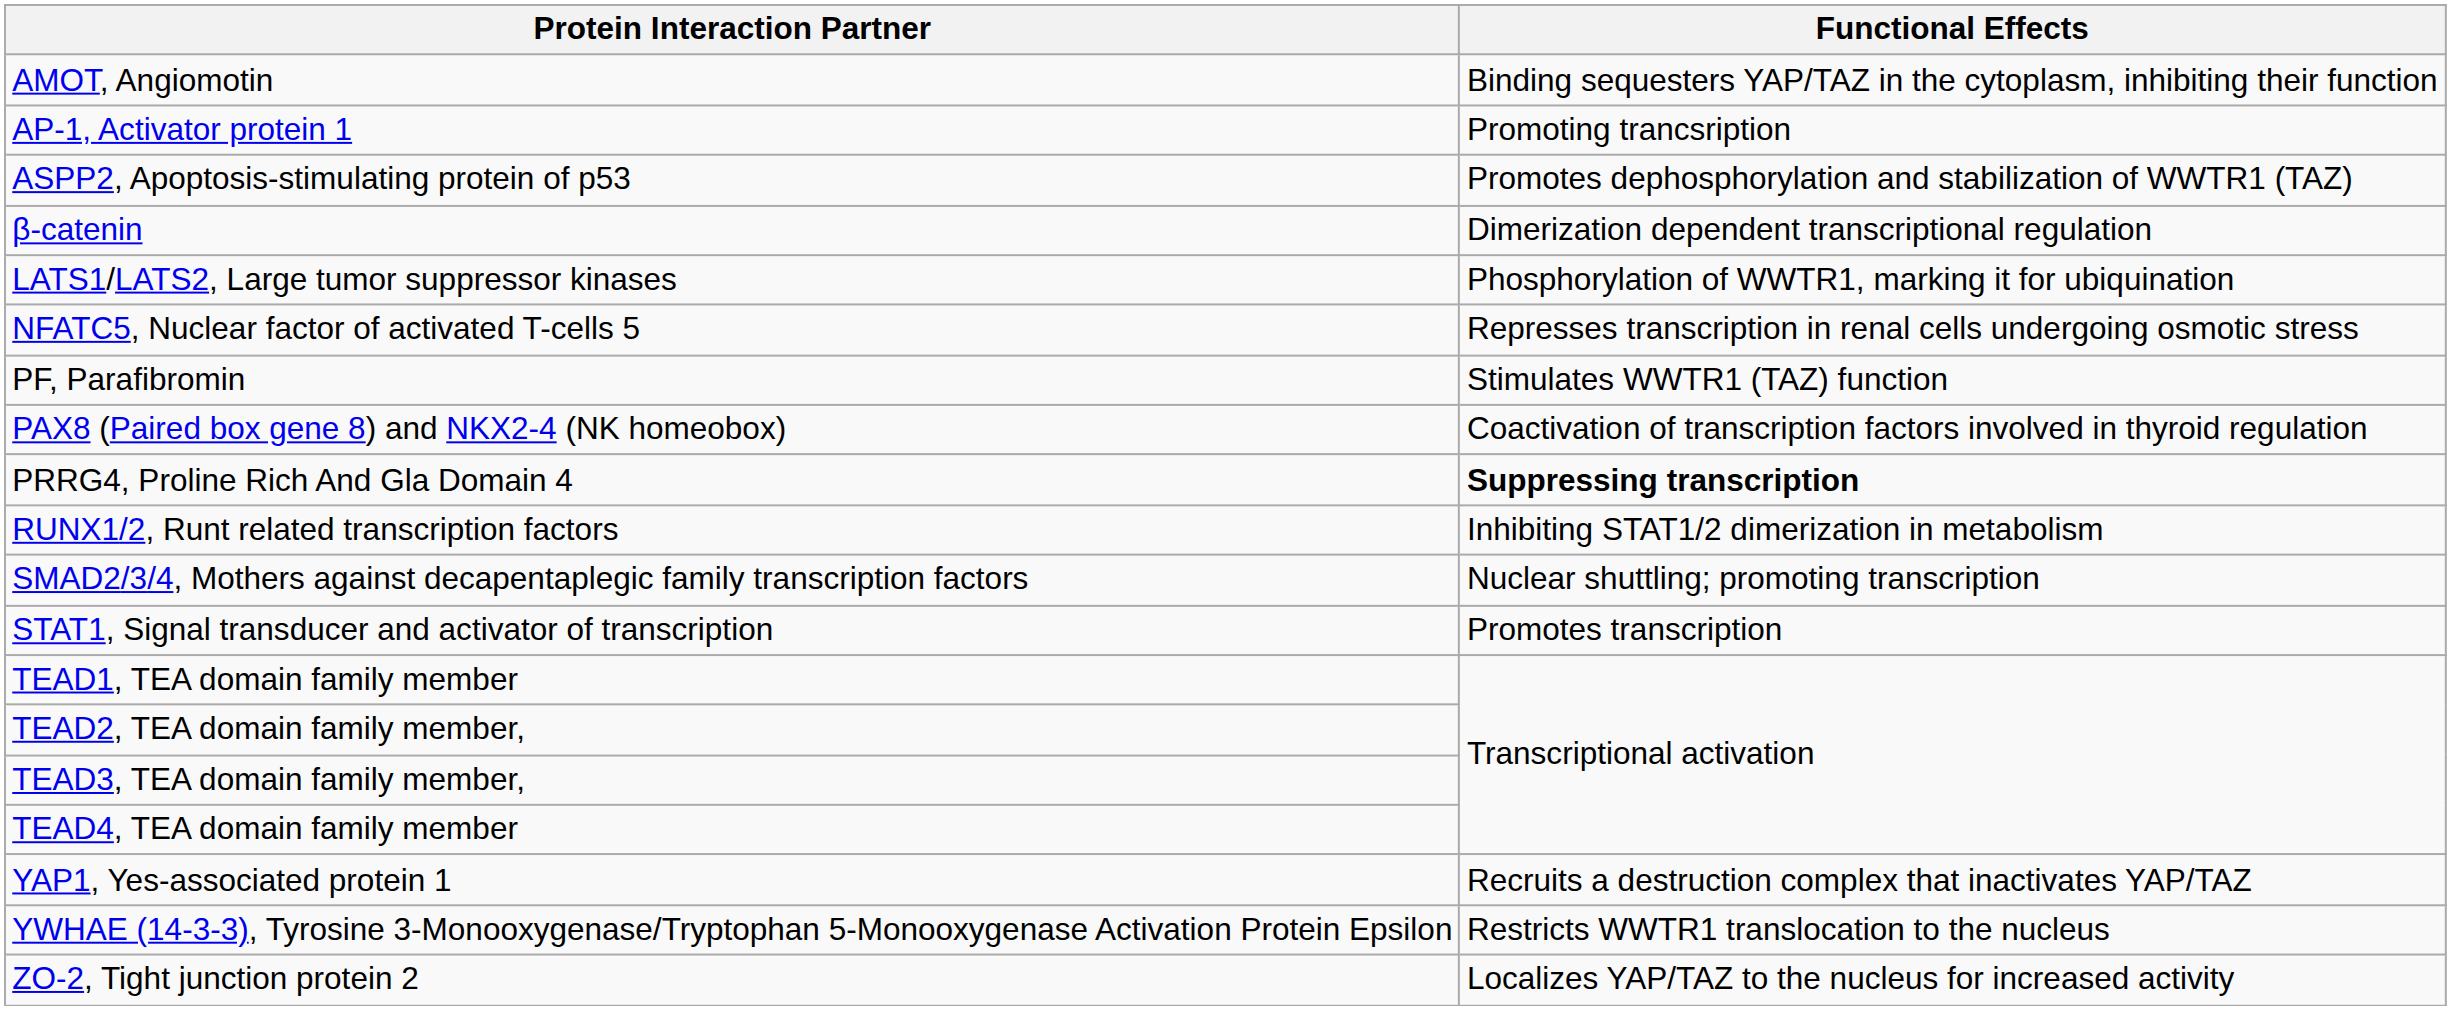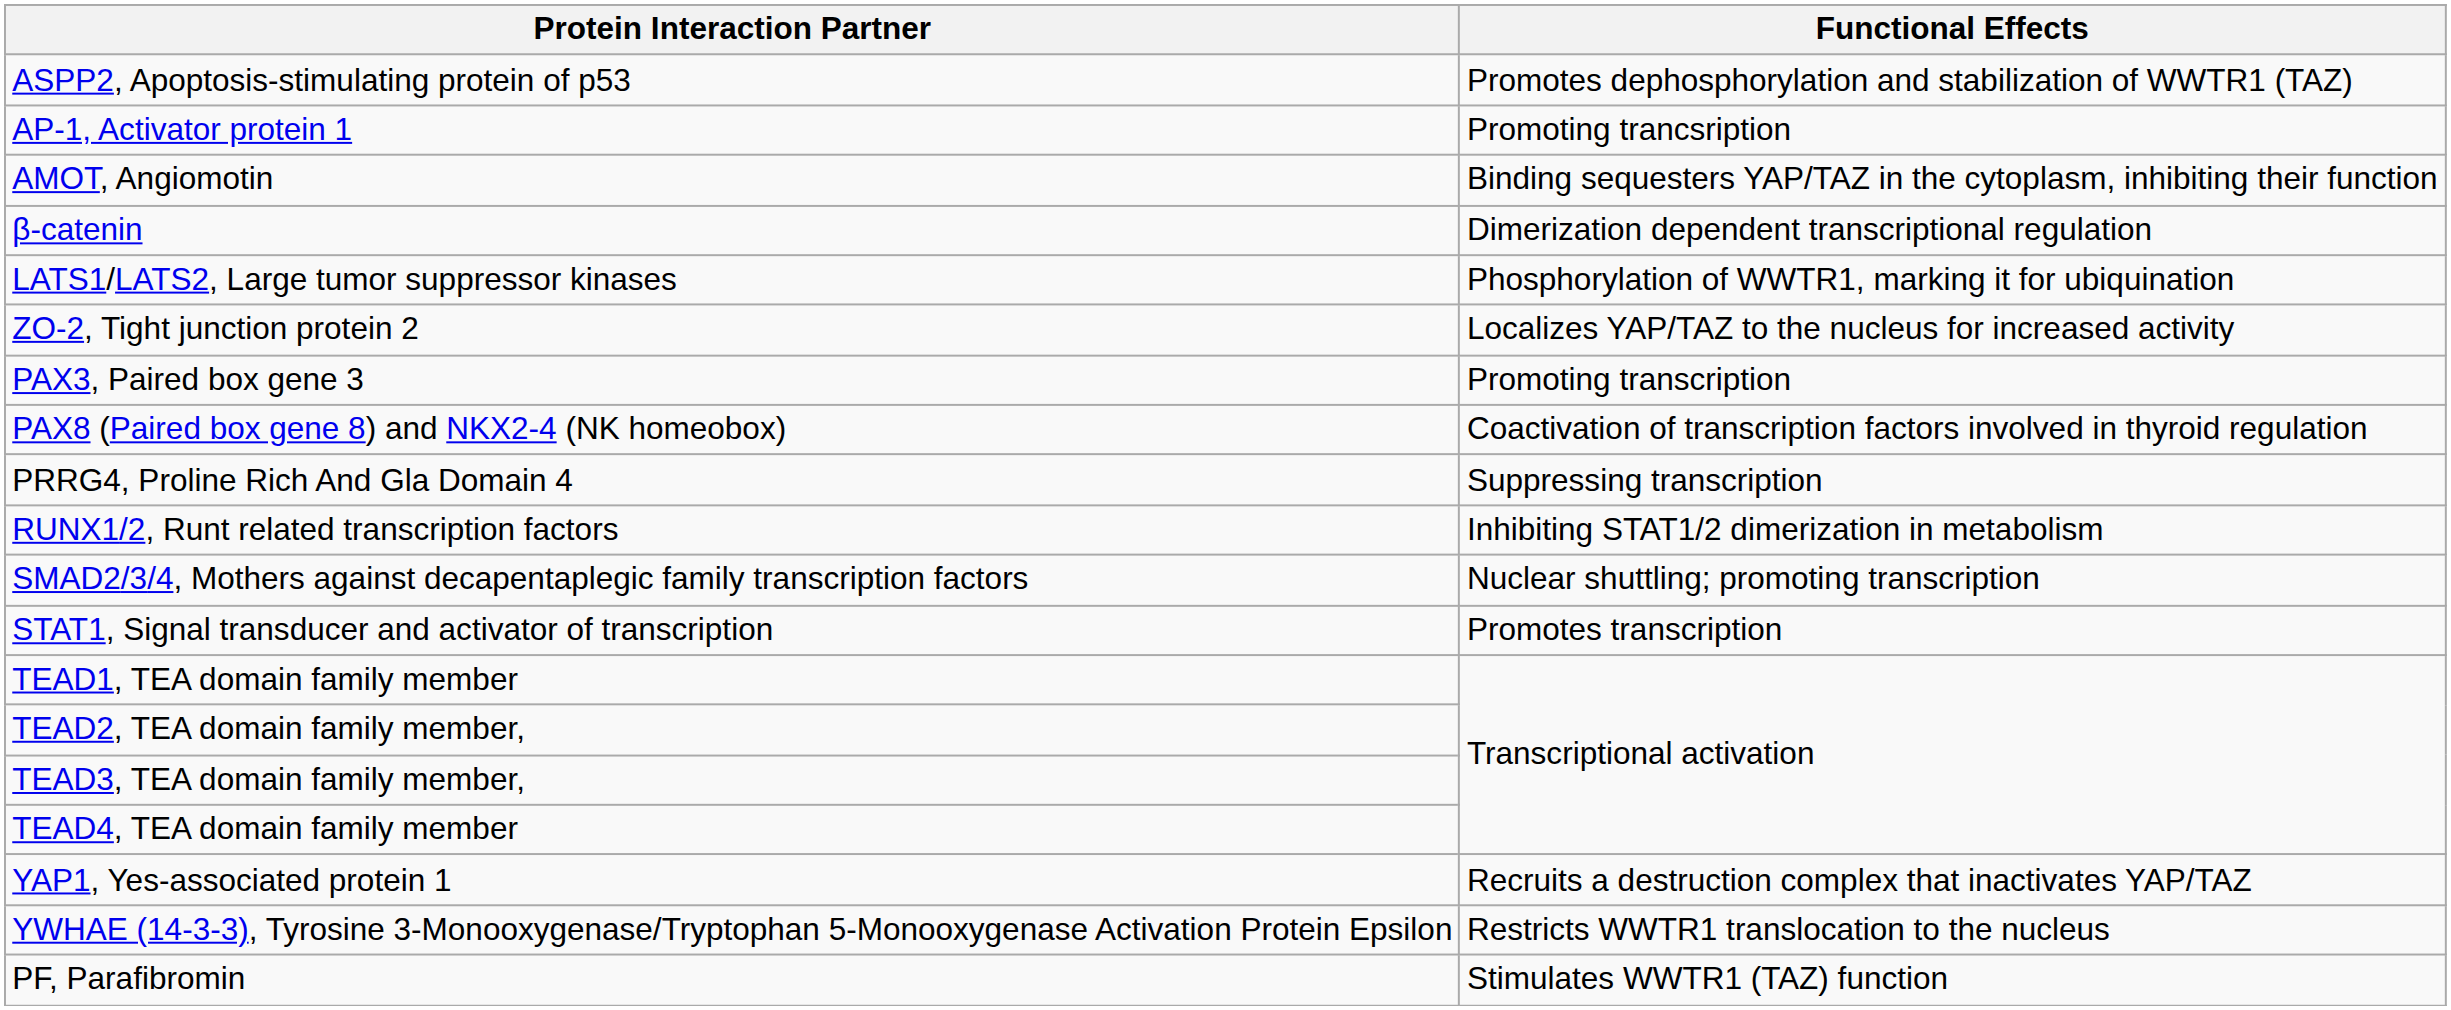rows swapped: (143, 79) <-> (322, 179)
- row: (326, 329)
rows swapped: (129, 379) <-> (215, 979)
+ row: (188, 379)
(1663, 479) bold -> (1645, 479) normal
